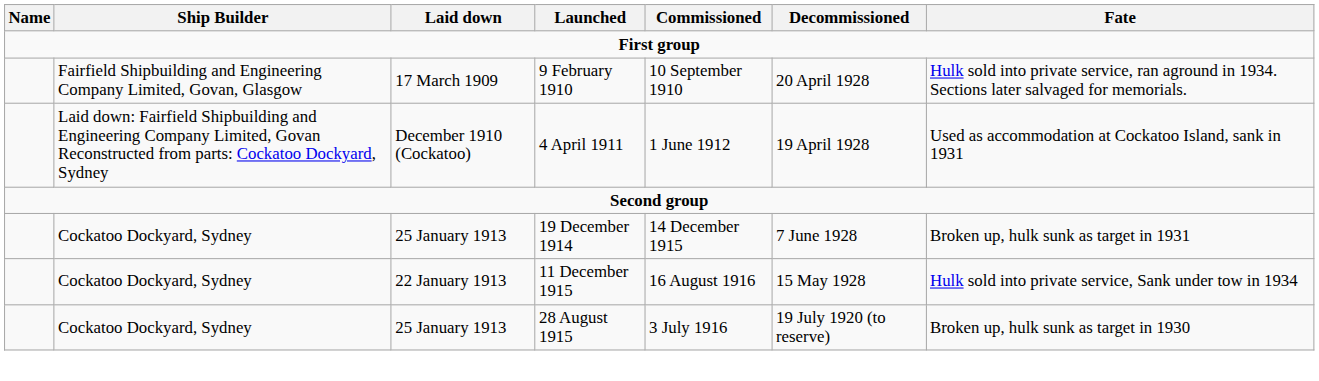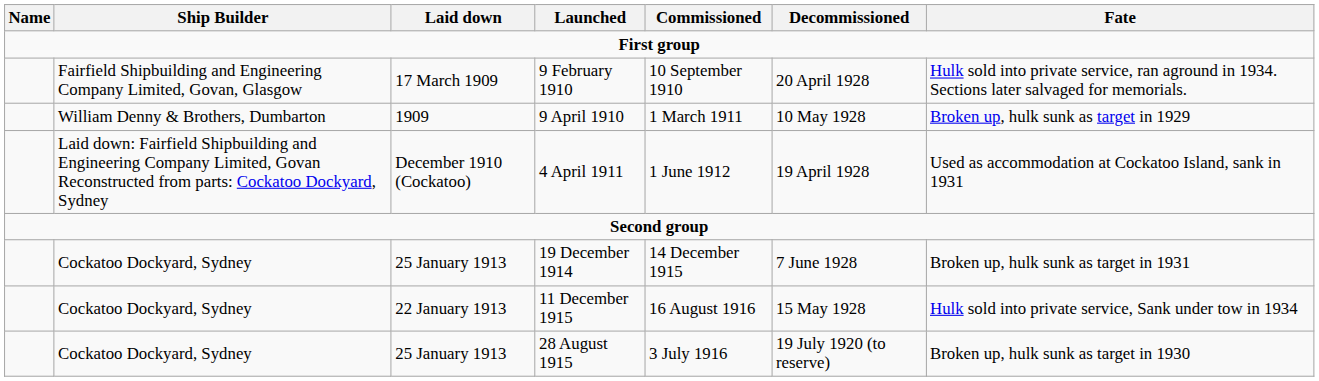+ row: (582, 116)
